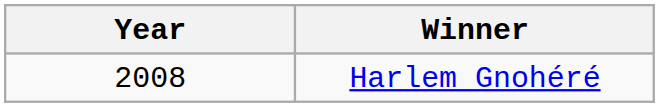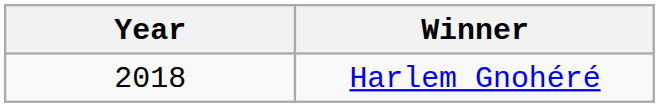(150, 78) 2008 -> (150, 78) 2018
